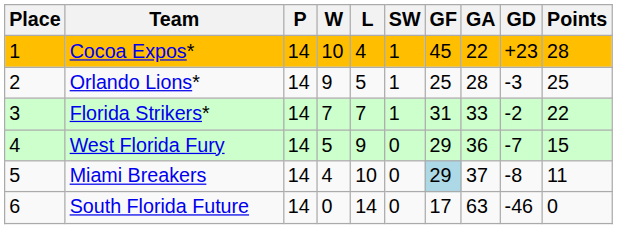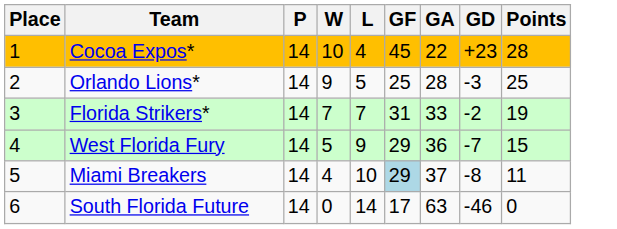- column: (405, 20)
(558, 113) 22 -> (517, 113) 19
